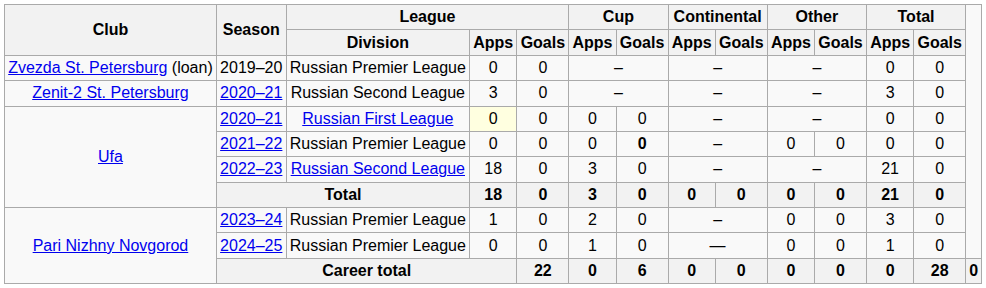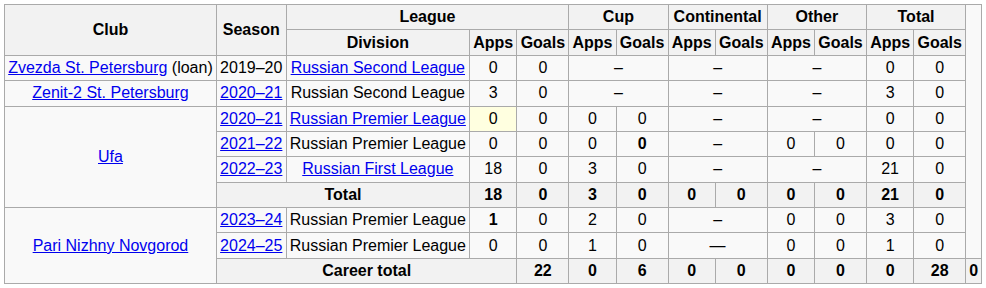(378, 67) Russian Premier League -> (378, 67) Russian Second League
(378, 118) Russian First League -> (378, 118) Russian Premier League
(378, 169) Russian Second League -> (378, 169) Russian First League
(493, 220) normal -> (493, 220) bold
